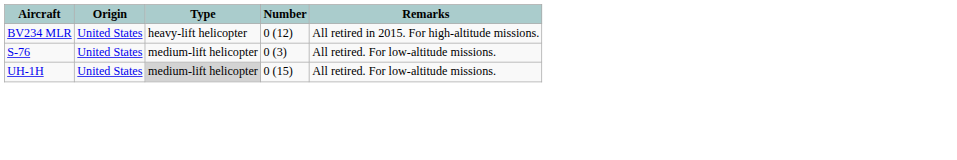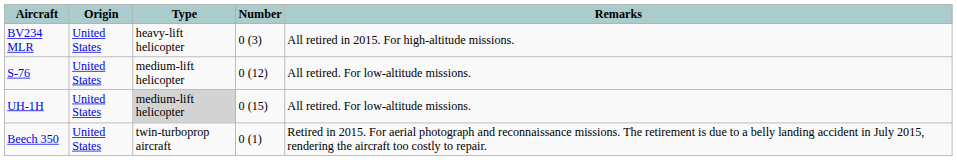(278, 33) 0 (12) -> (250, 40) 0 (3)
(275, 52) 0 (3) -> (253, 73) 0 (12)
+ row: (33, 139)
